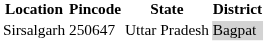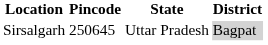(92, 30) 250647 -> (92, 30) 250645
